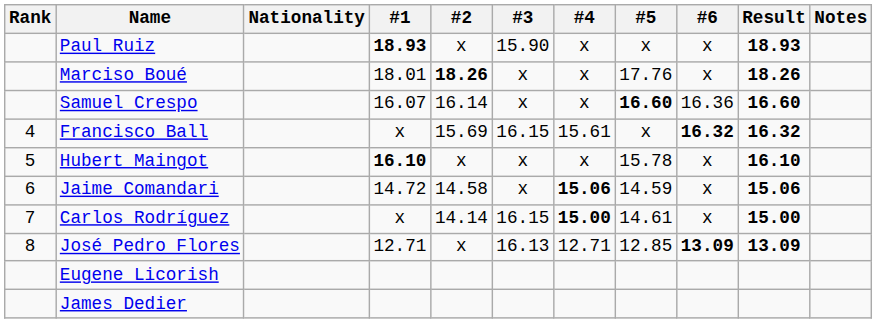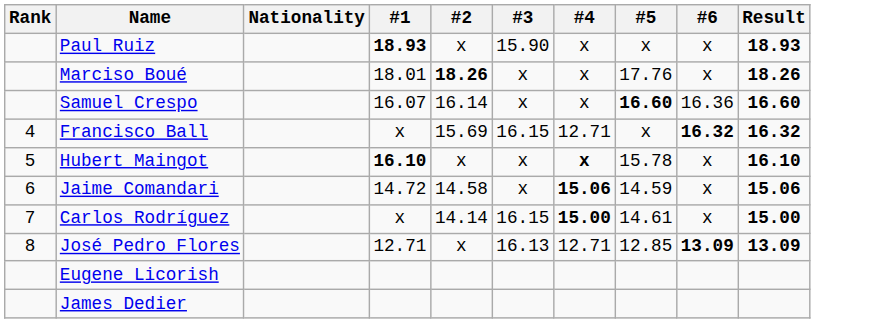- column: (841, 19)
(584, 133) 15.61 -> (584, 133) 12.71
(584, 162) normal -> (584, 162) bold
